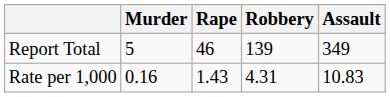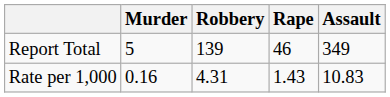columns swapped: (216, 19) <-> (280, 19)
